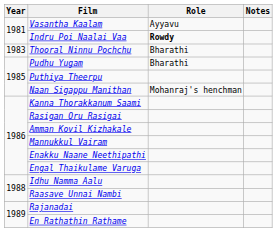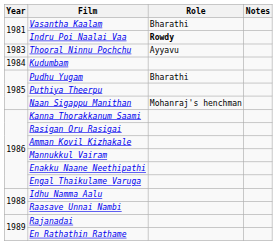(164, 24) Ayyavu -> (169, 24) Bharathi
(169, 50) Bharathi -> (164, 50) Ayyavu
+ row: (49, 63)
